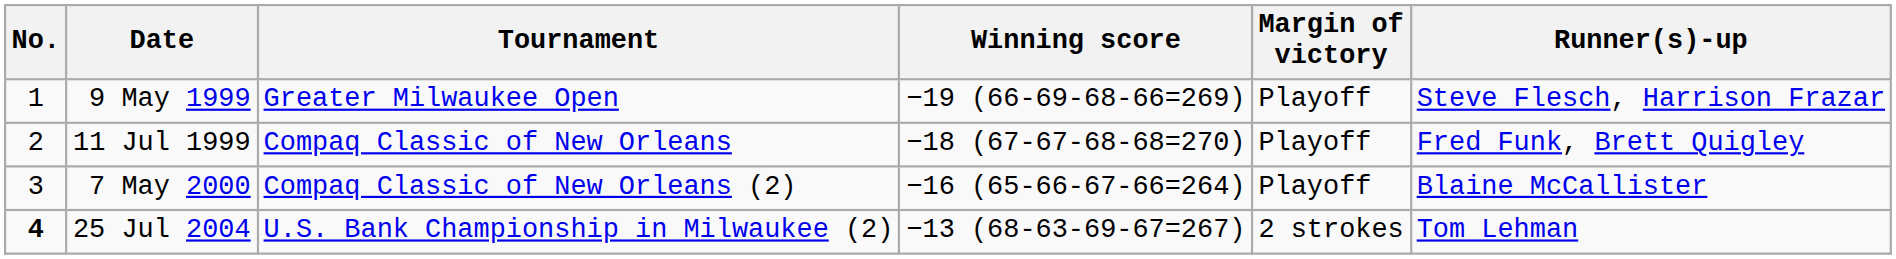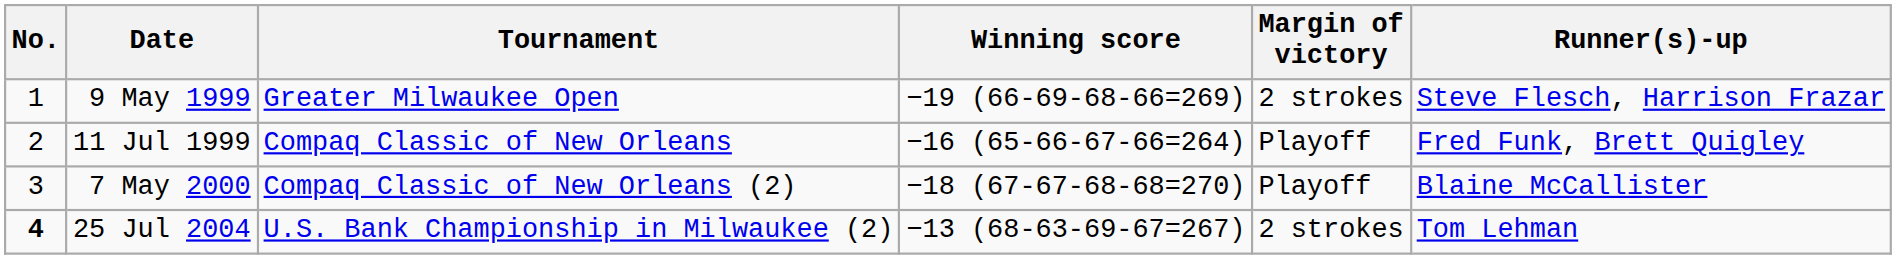(1315, 101) Playoff -> (1331, 101) 2 strokes
(1076, 145) −18 (67-67-68-68=270) -> (1076, 145) −16 (65-66-67-66=264)
(1076, 188) −16 (65-66-67-66=264) -> (1076, 188) −18 (67-67-68-68=270)
